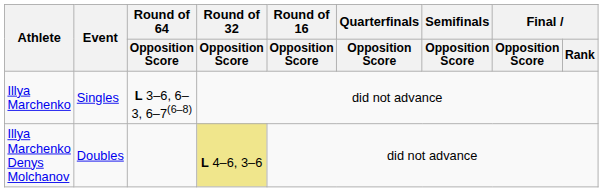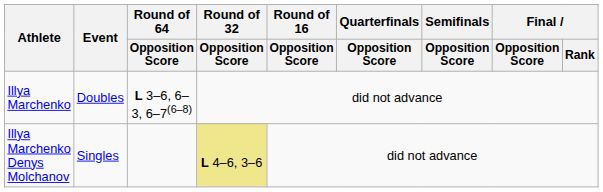(98, 98) Singles -> (100, 98) Doubles
(100, 155) Doubles -> (98, 155) Singles
